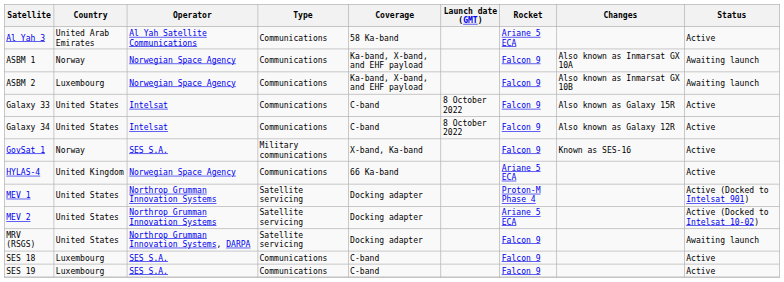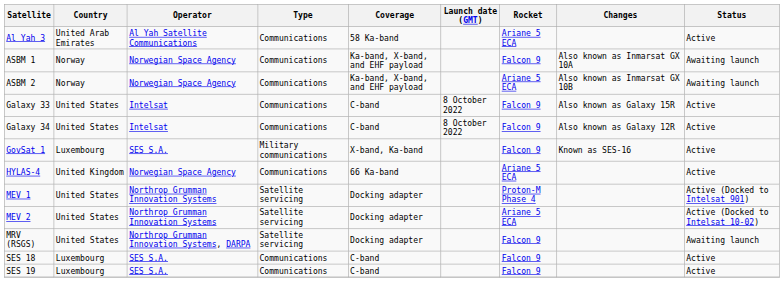(80, 83) Luxembourg -> (70, 83) Norway
(521, 83) Falcon 9 -> (521, 83) Ariane 5 ECA
(70, 150) Norway -> (80, 150) Luxembourg
